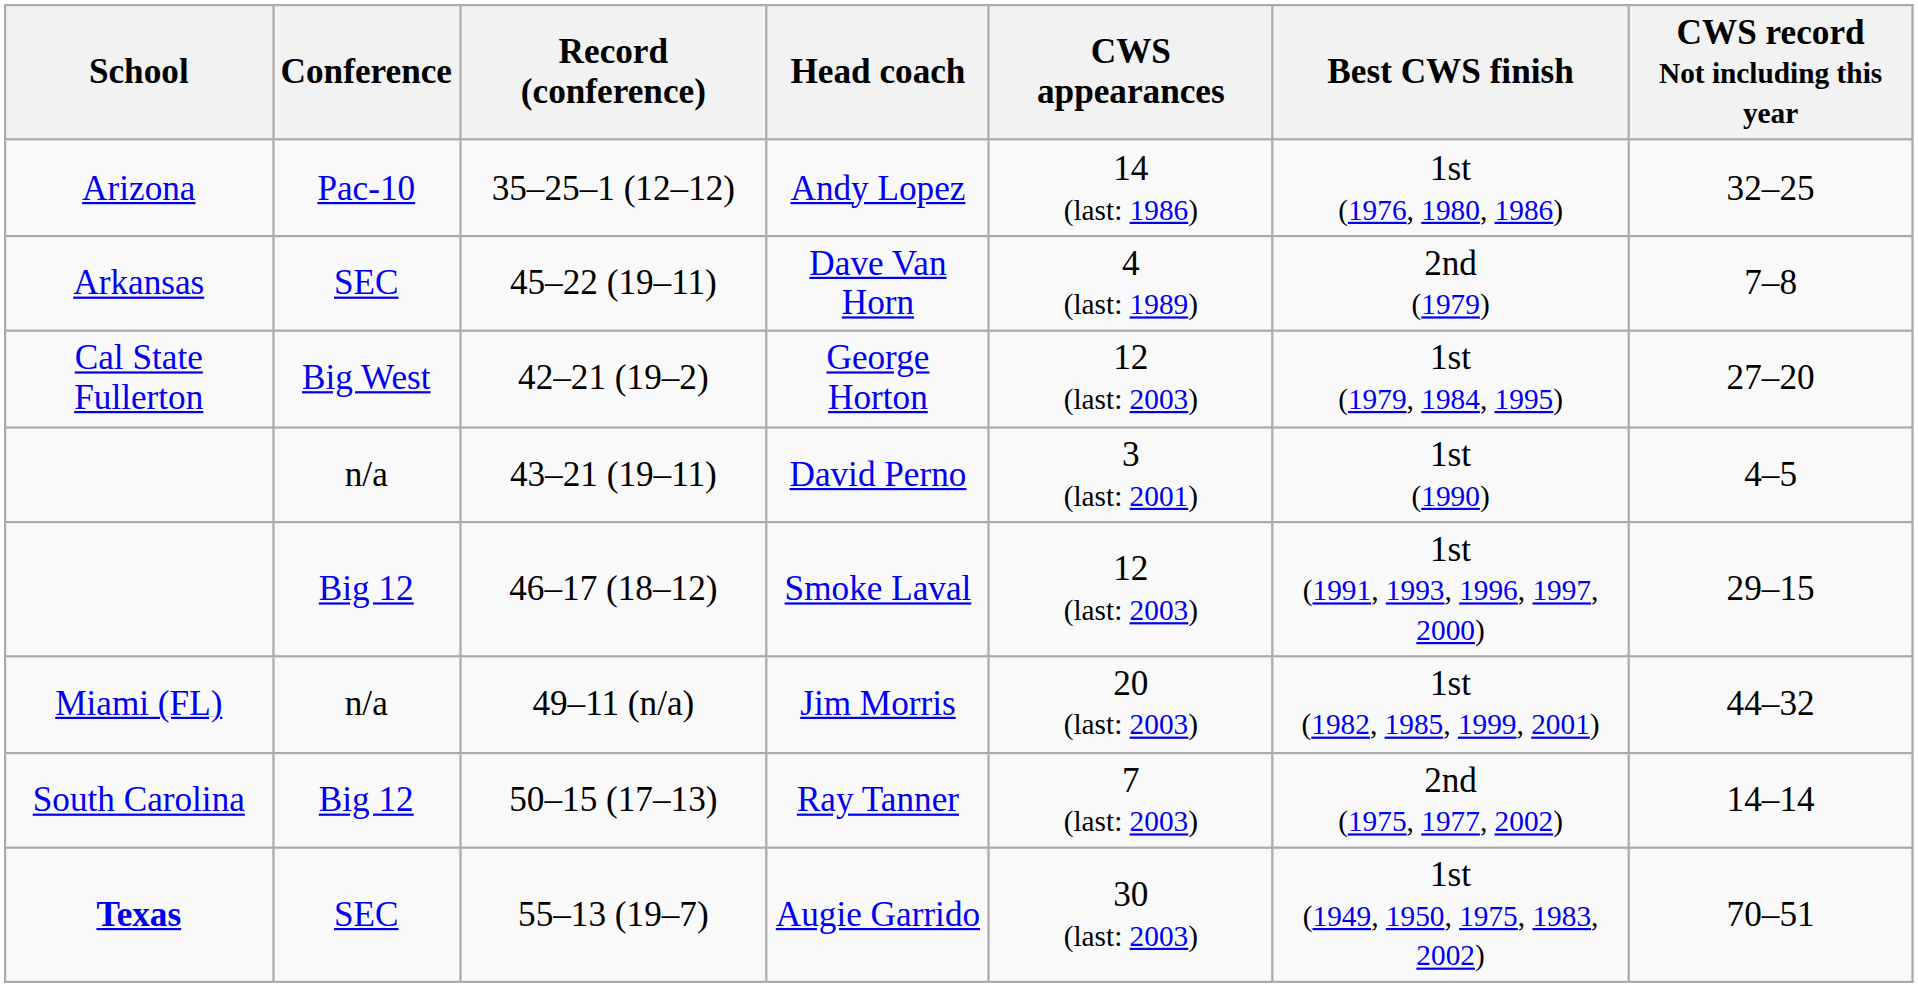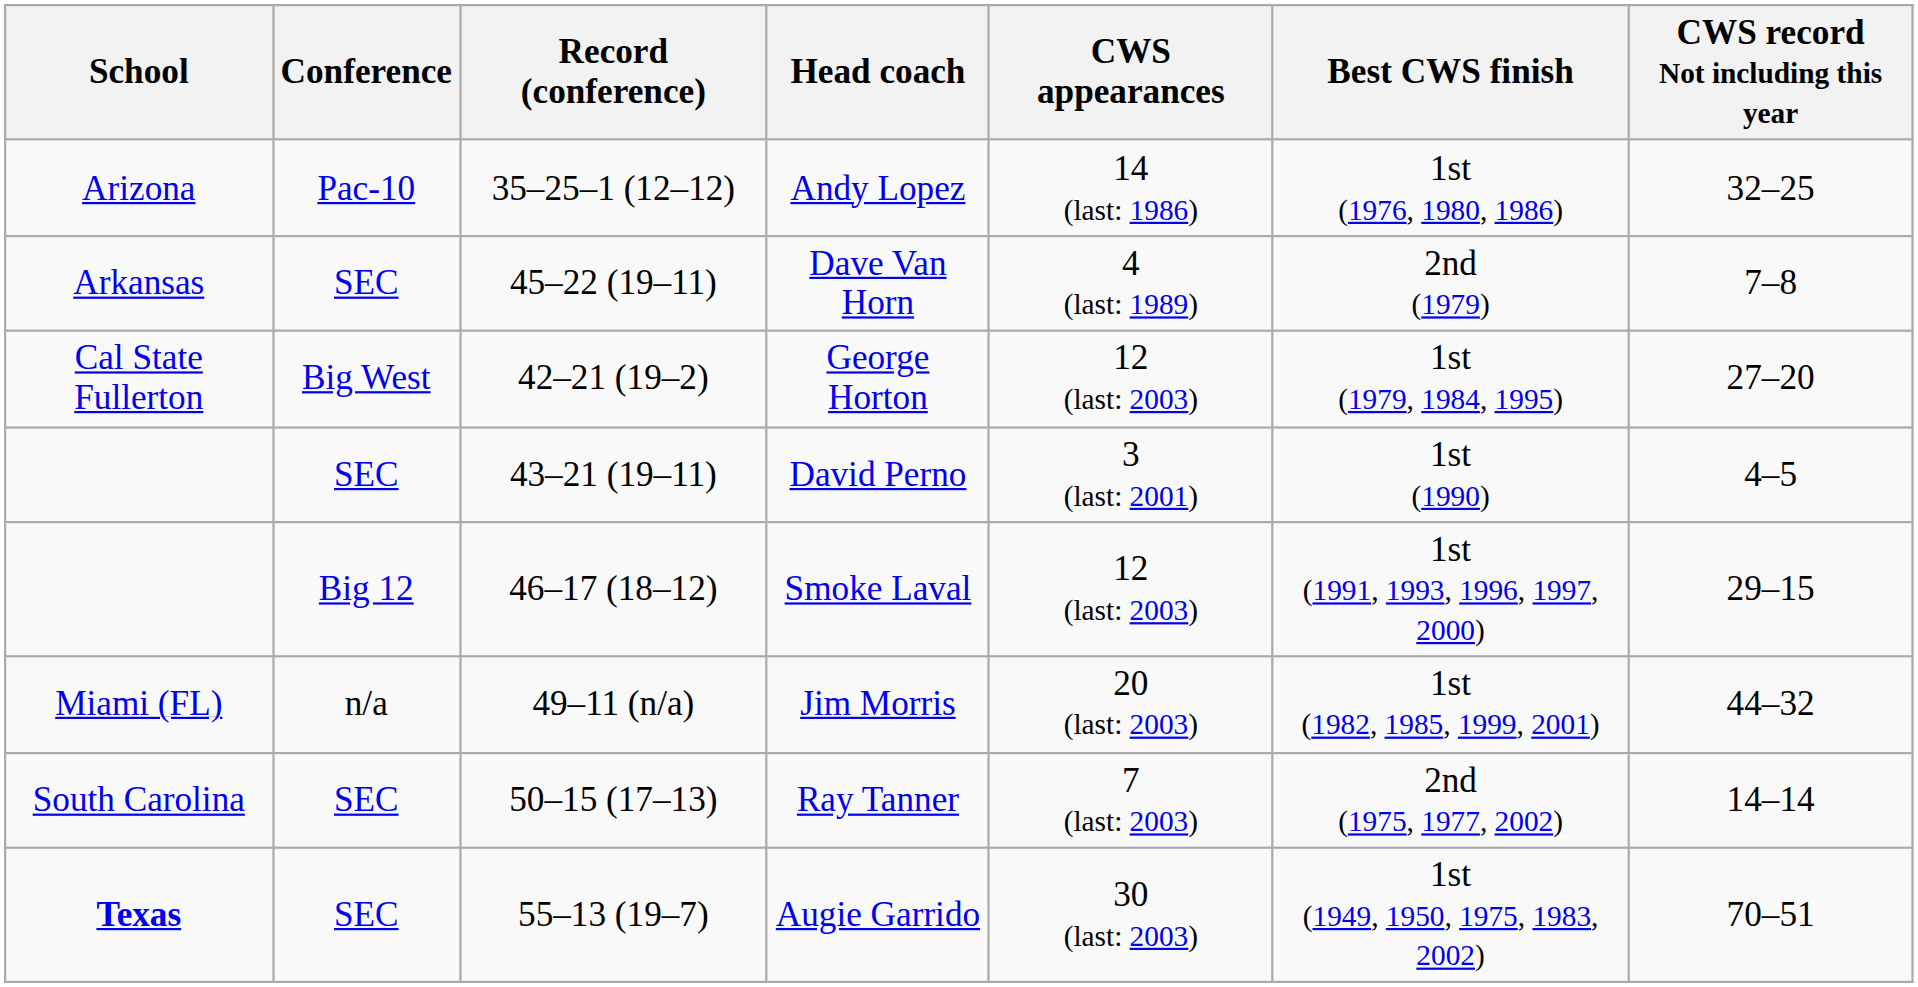(366, 473) n/a -> (366, 473) SEC
(366, 799) Big 12 -> (366, 799) SEC
